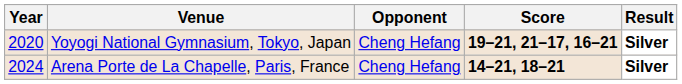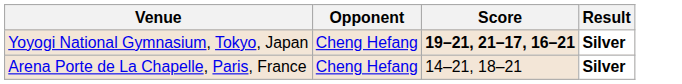- column: (26, 17)
(516, 68) bold -> (474, 68) normal
